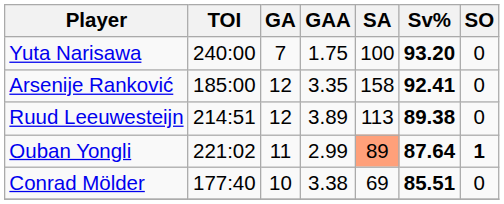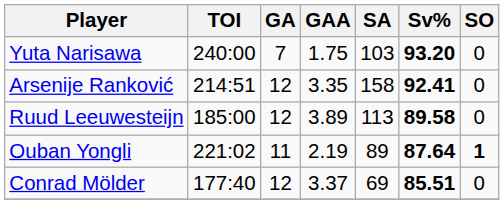(377, 53) 100 -> (377, 53) 103
(224, 85) 185:00 -> (224, 85) 214:51
(224, 118) 214:51 -> (224, 118) 185:00
(429, 118) 89.38 -> (429, 118) 89.58
(328, 150) 2.99 -> (328, 150) 2.19
(377, 150) lightsalmon background -> (377, 150) no background
(280, 183) 10 -> (280, 183) 12
(328, 183) 3.38 -> (328, 183) 3.37
